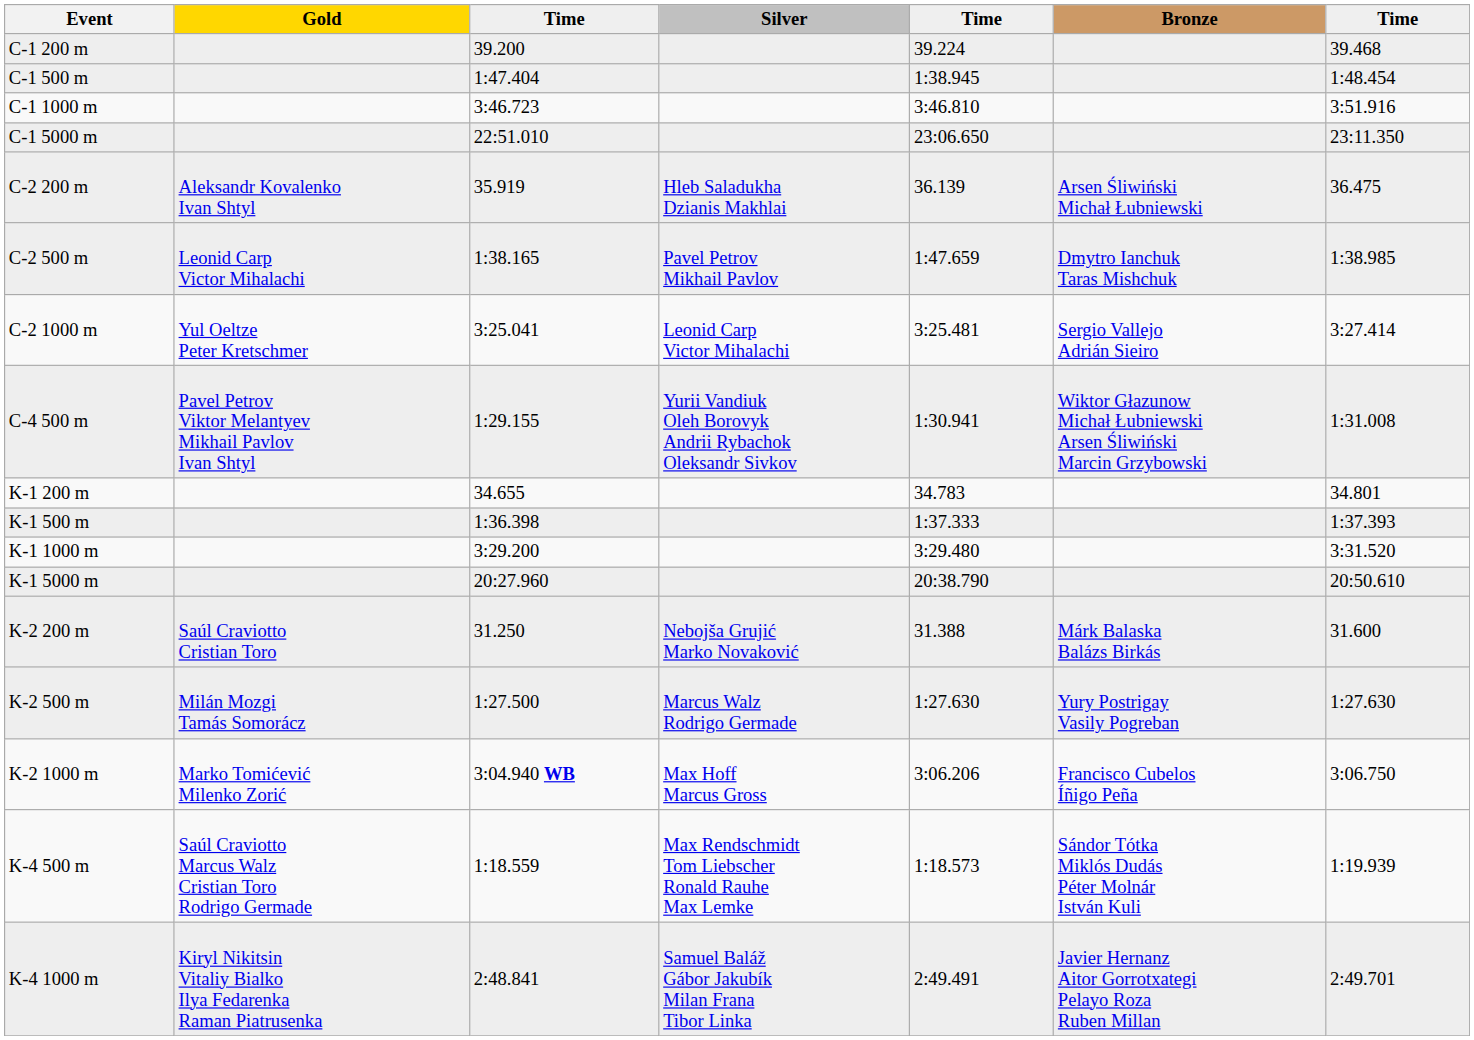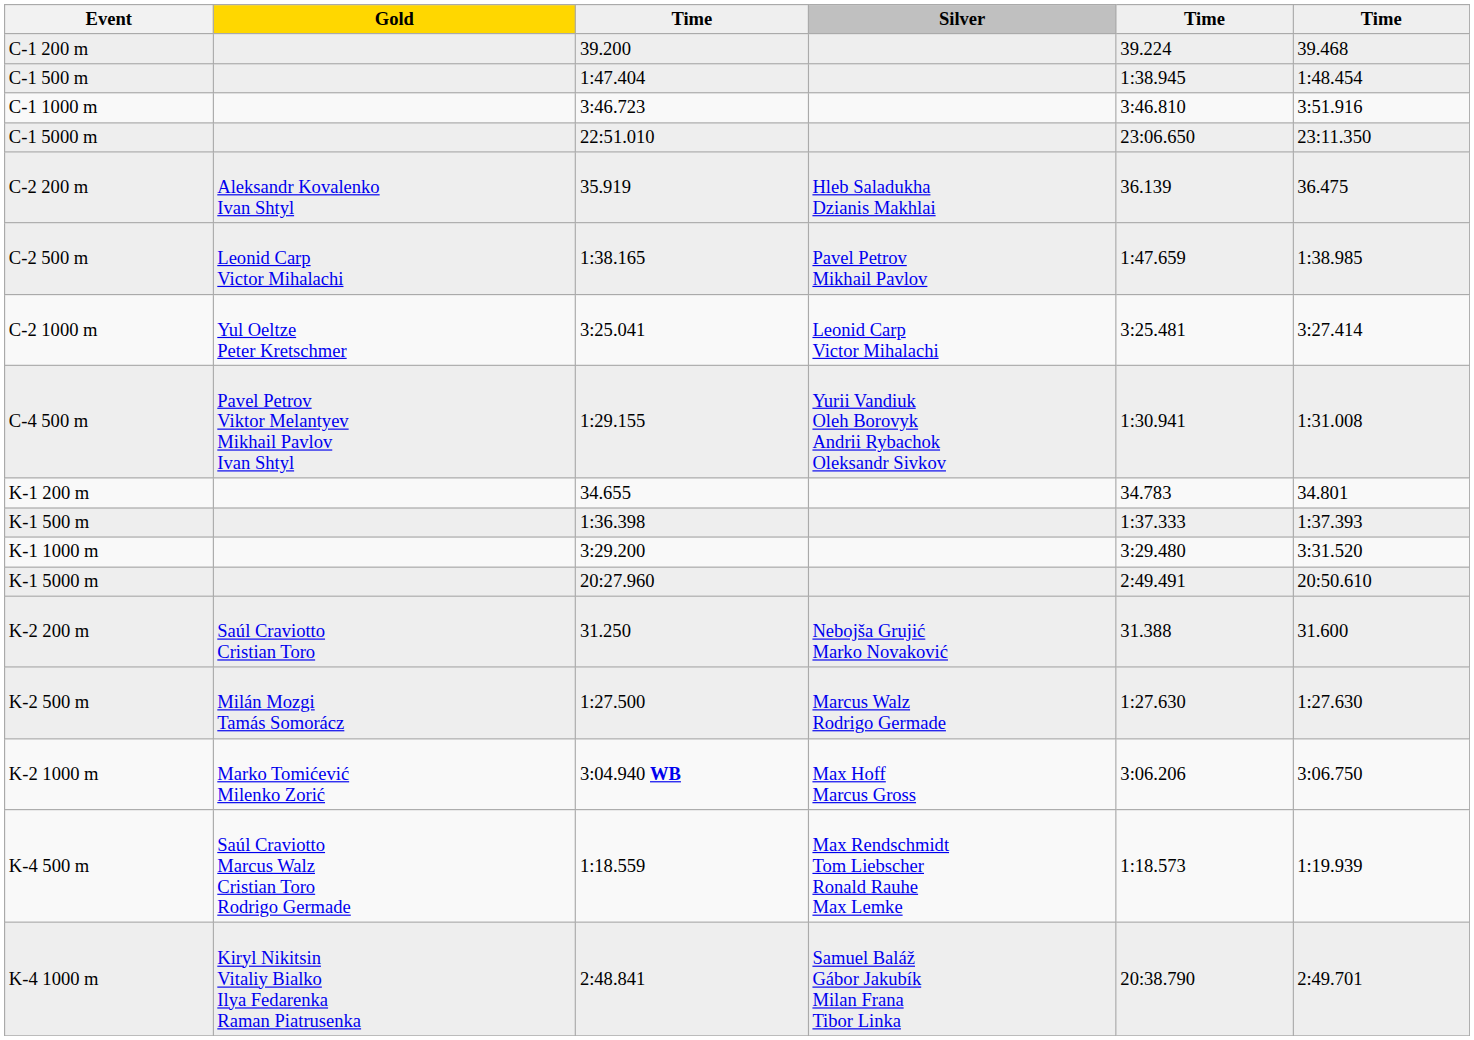- column: (1190, 19)
(951, 581) 20:38.790 -> (1153, 581) 2:49.491
(947, 978) 2:49.491 -> (1158, 978) 20:38.790
